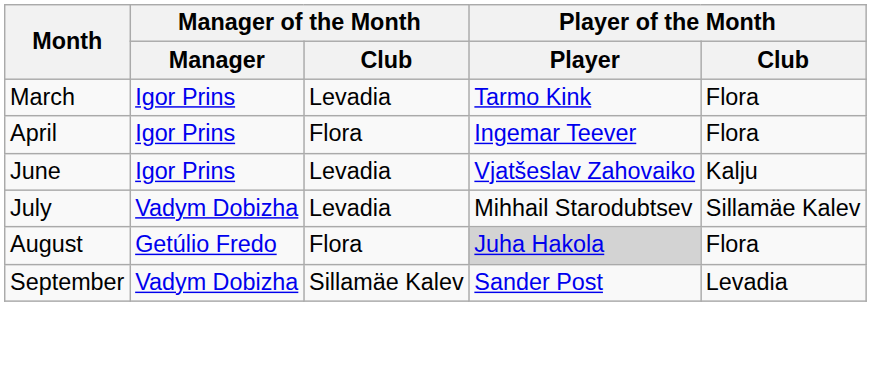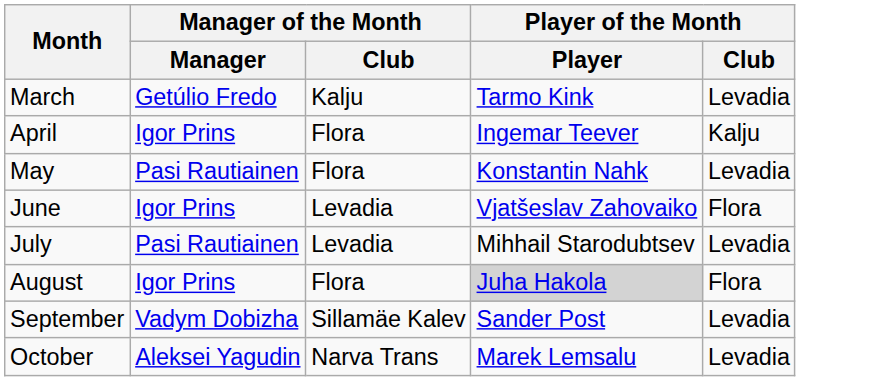(185, 97) Igor Prins -> (206, 97) Getúlio Fredo
(350, 97) Levadia -> (337, 97) Kalju
(732, 97) Flora -> (749, 97) Levadia
(732, 134) Flora -> (734, 134) Kalju
+ row: (32, 171)
(732, 171) Kalju -> (735, 208) Flora
(217, 208) Vadym Dobizha -> (217, 245) Pasi Rautiainen
(783, 208) Sillamäe Kalev -> (749, 245) Levadia
(206, 245) Getúlio Fredo -> (185, 282) Igor Prins
+ row: (52, 356)
